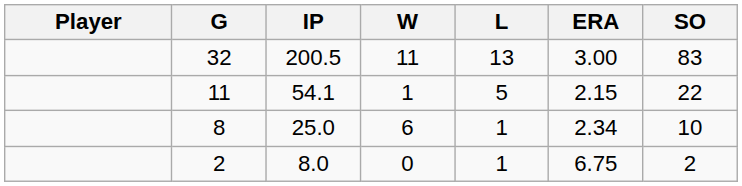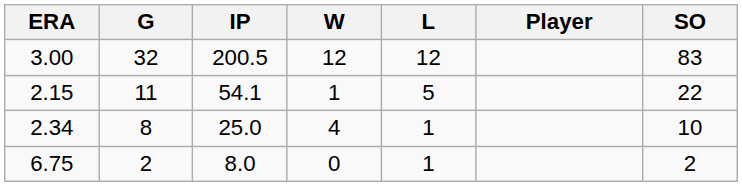columns swapped: (88, 22) <-> (596, 22)
(408, 57) 11 -> (334, 57) 12
(502, 57) 13 -> (428, 57) 12
(407, 127) 6 -> (334, 127) 4
